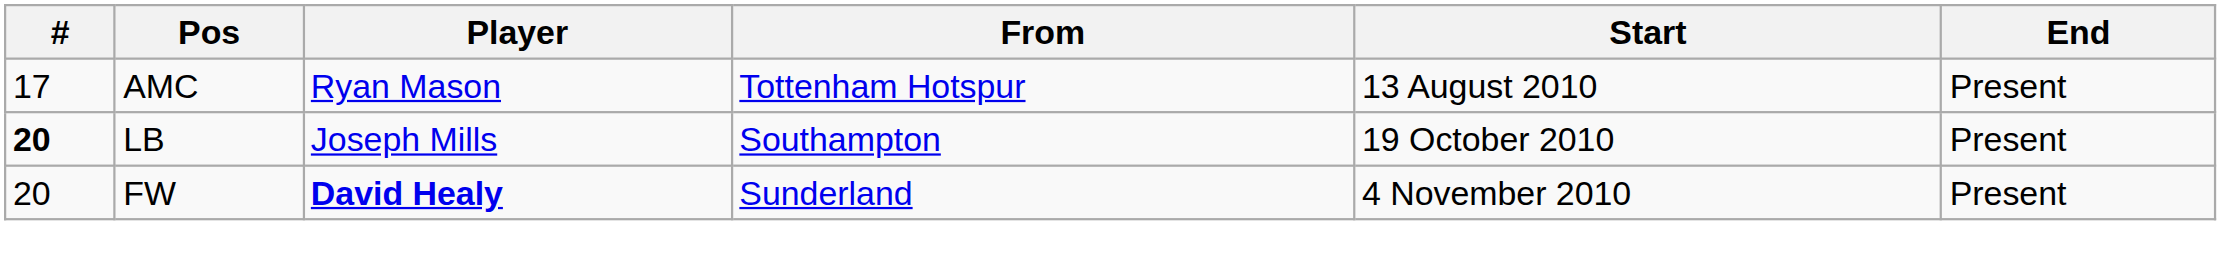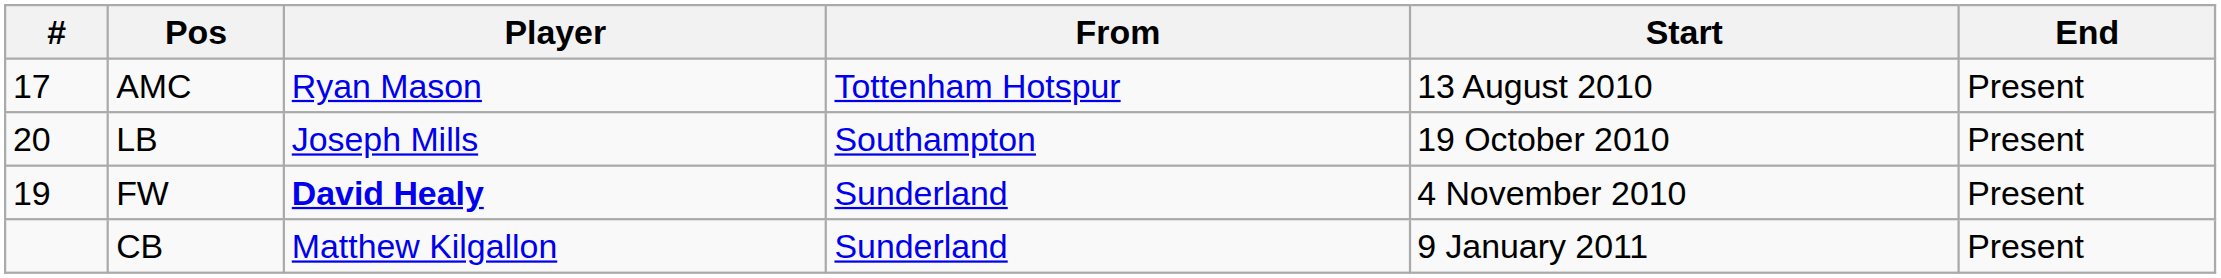(32, 139) bold -> (32, 139) normal
(32, 193) 20 -> (32, 193) 19
+ row: (140, 247)
